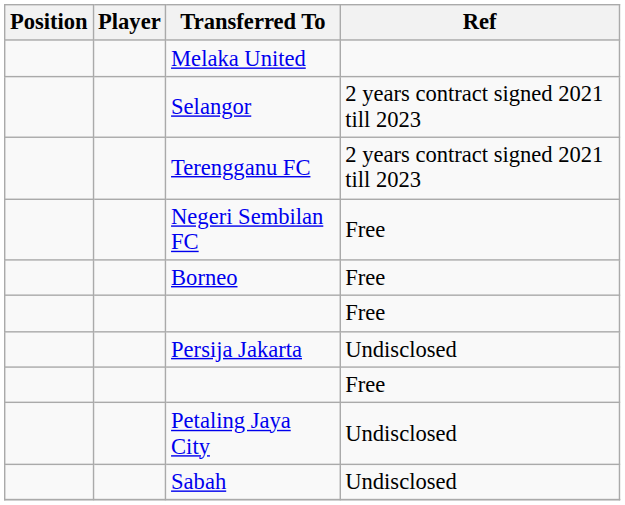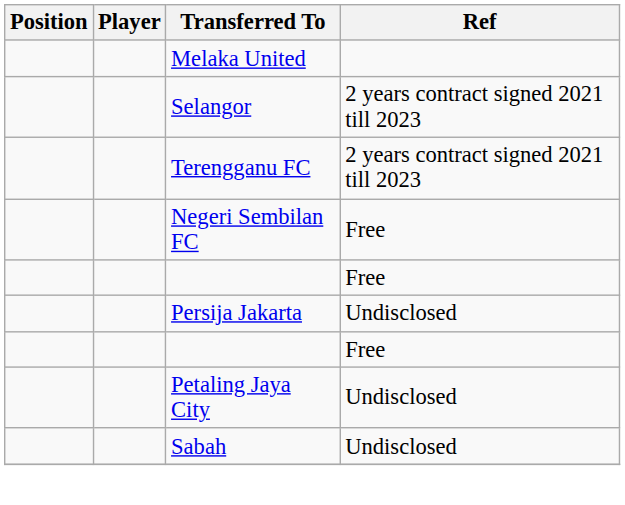- row: (204, 277)
